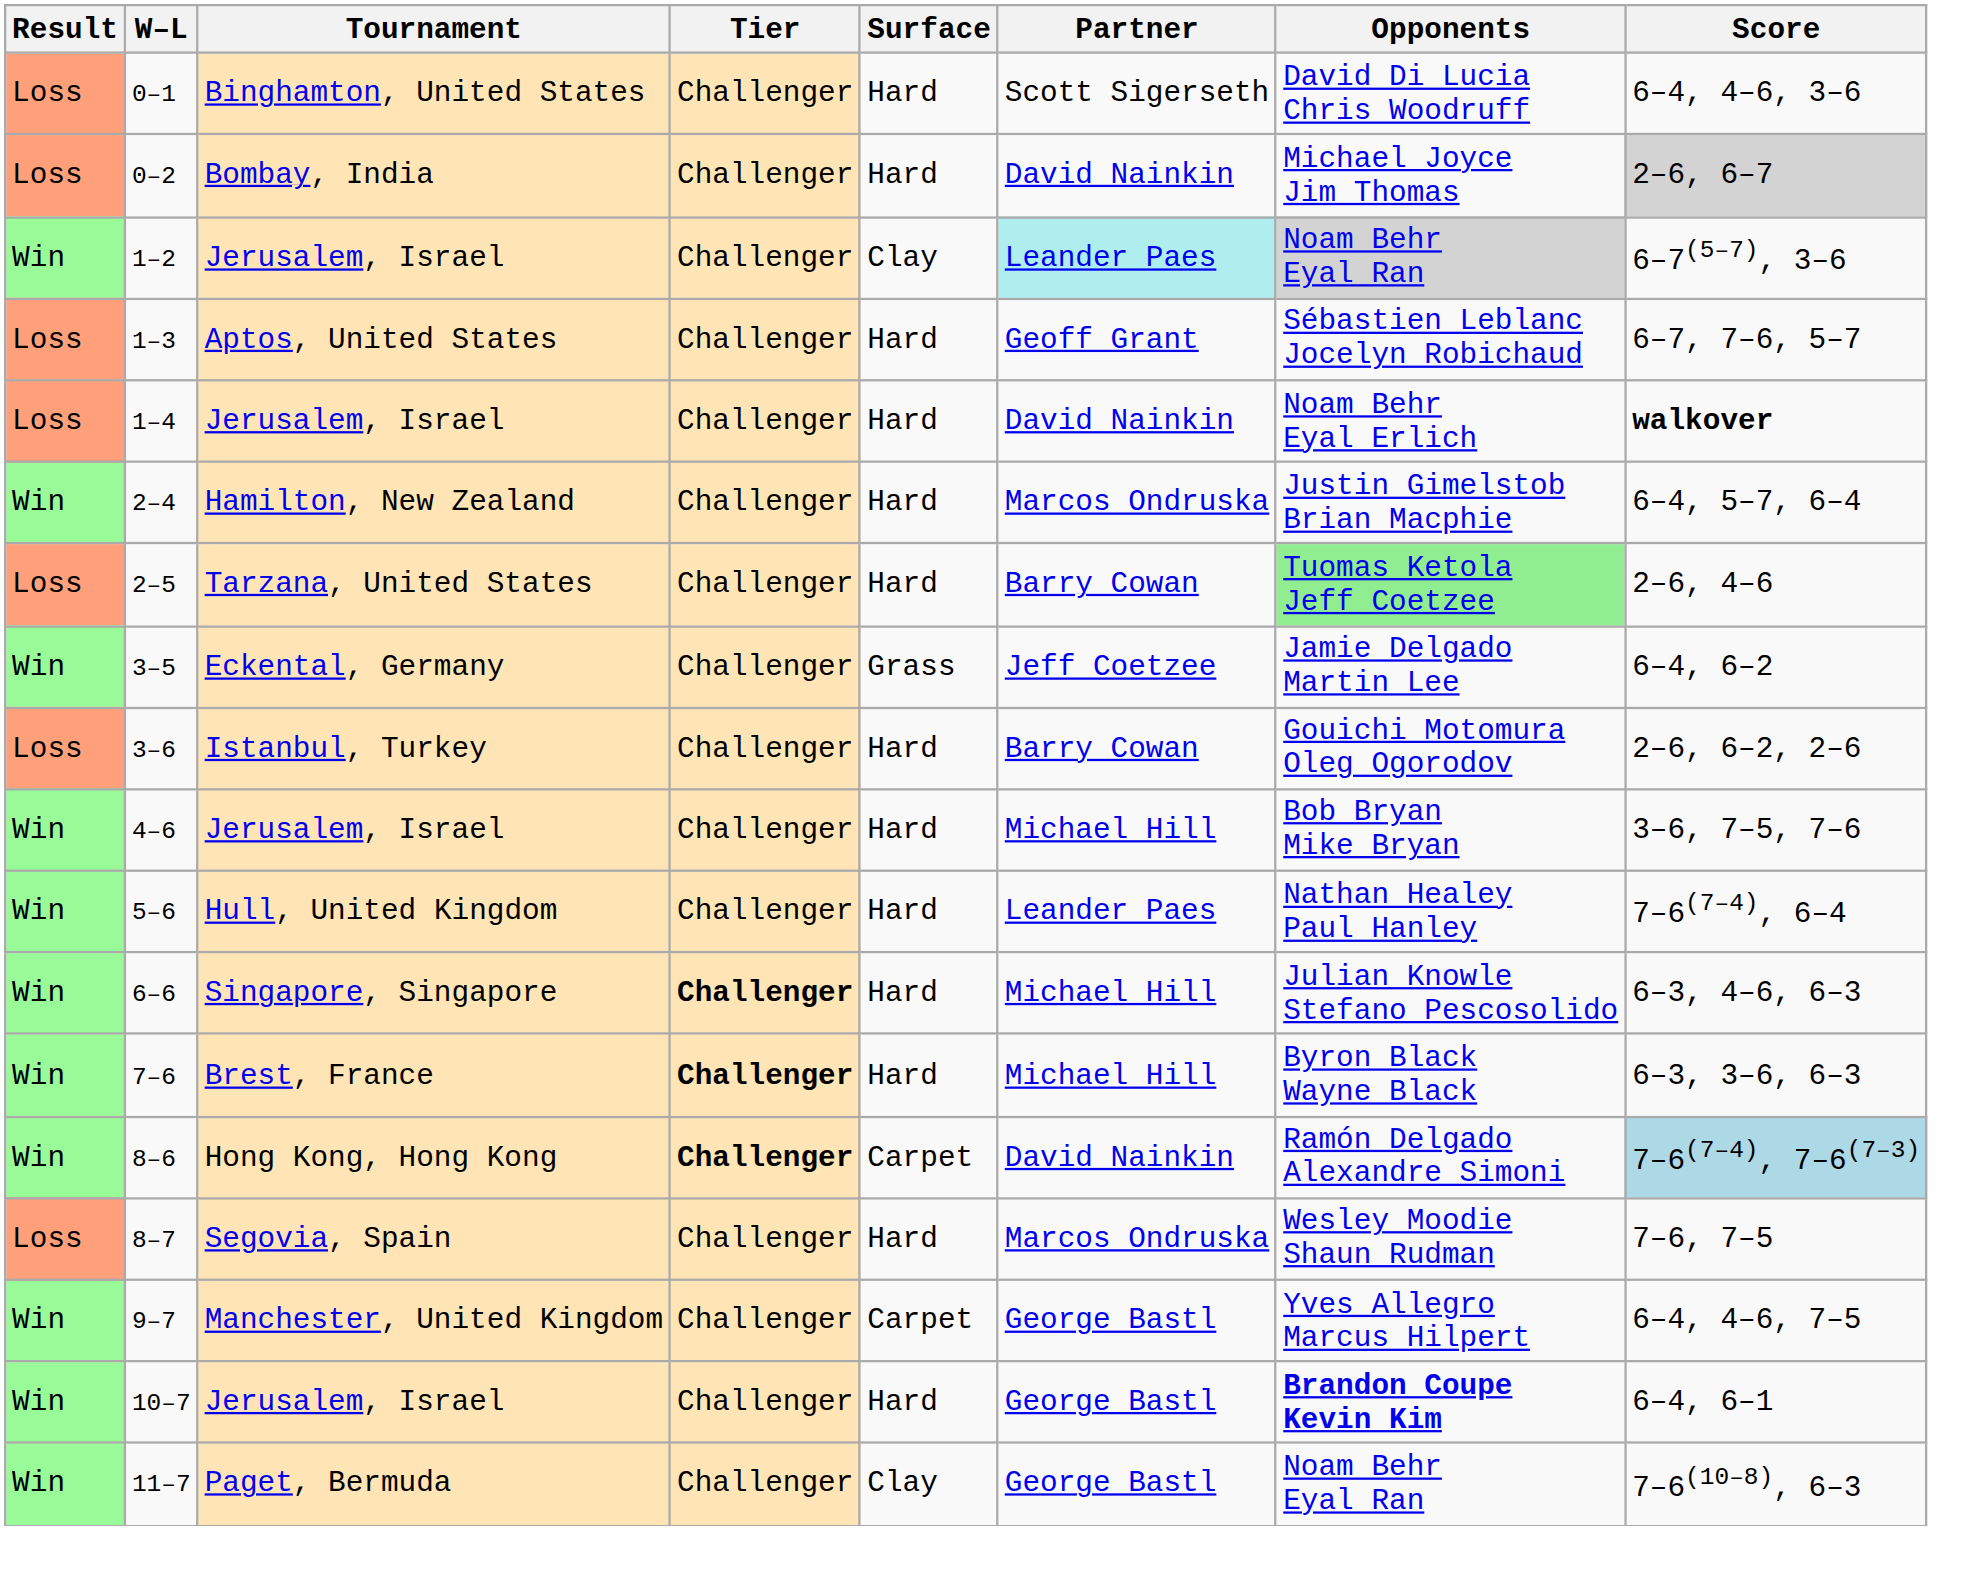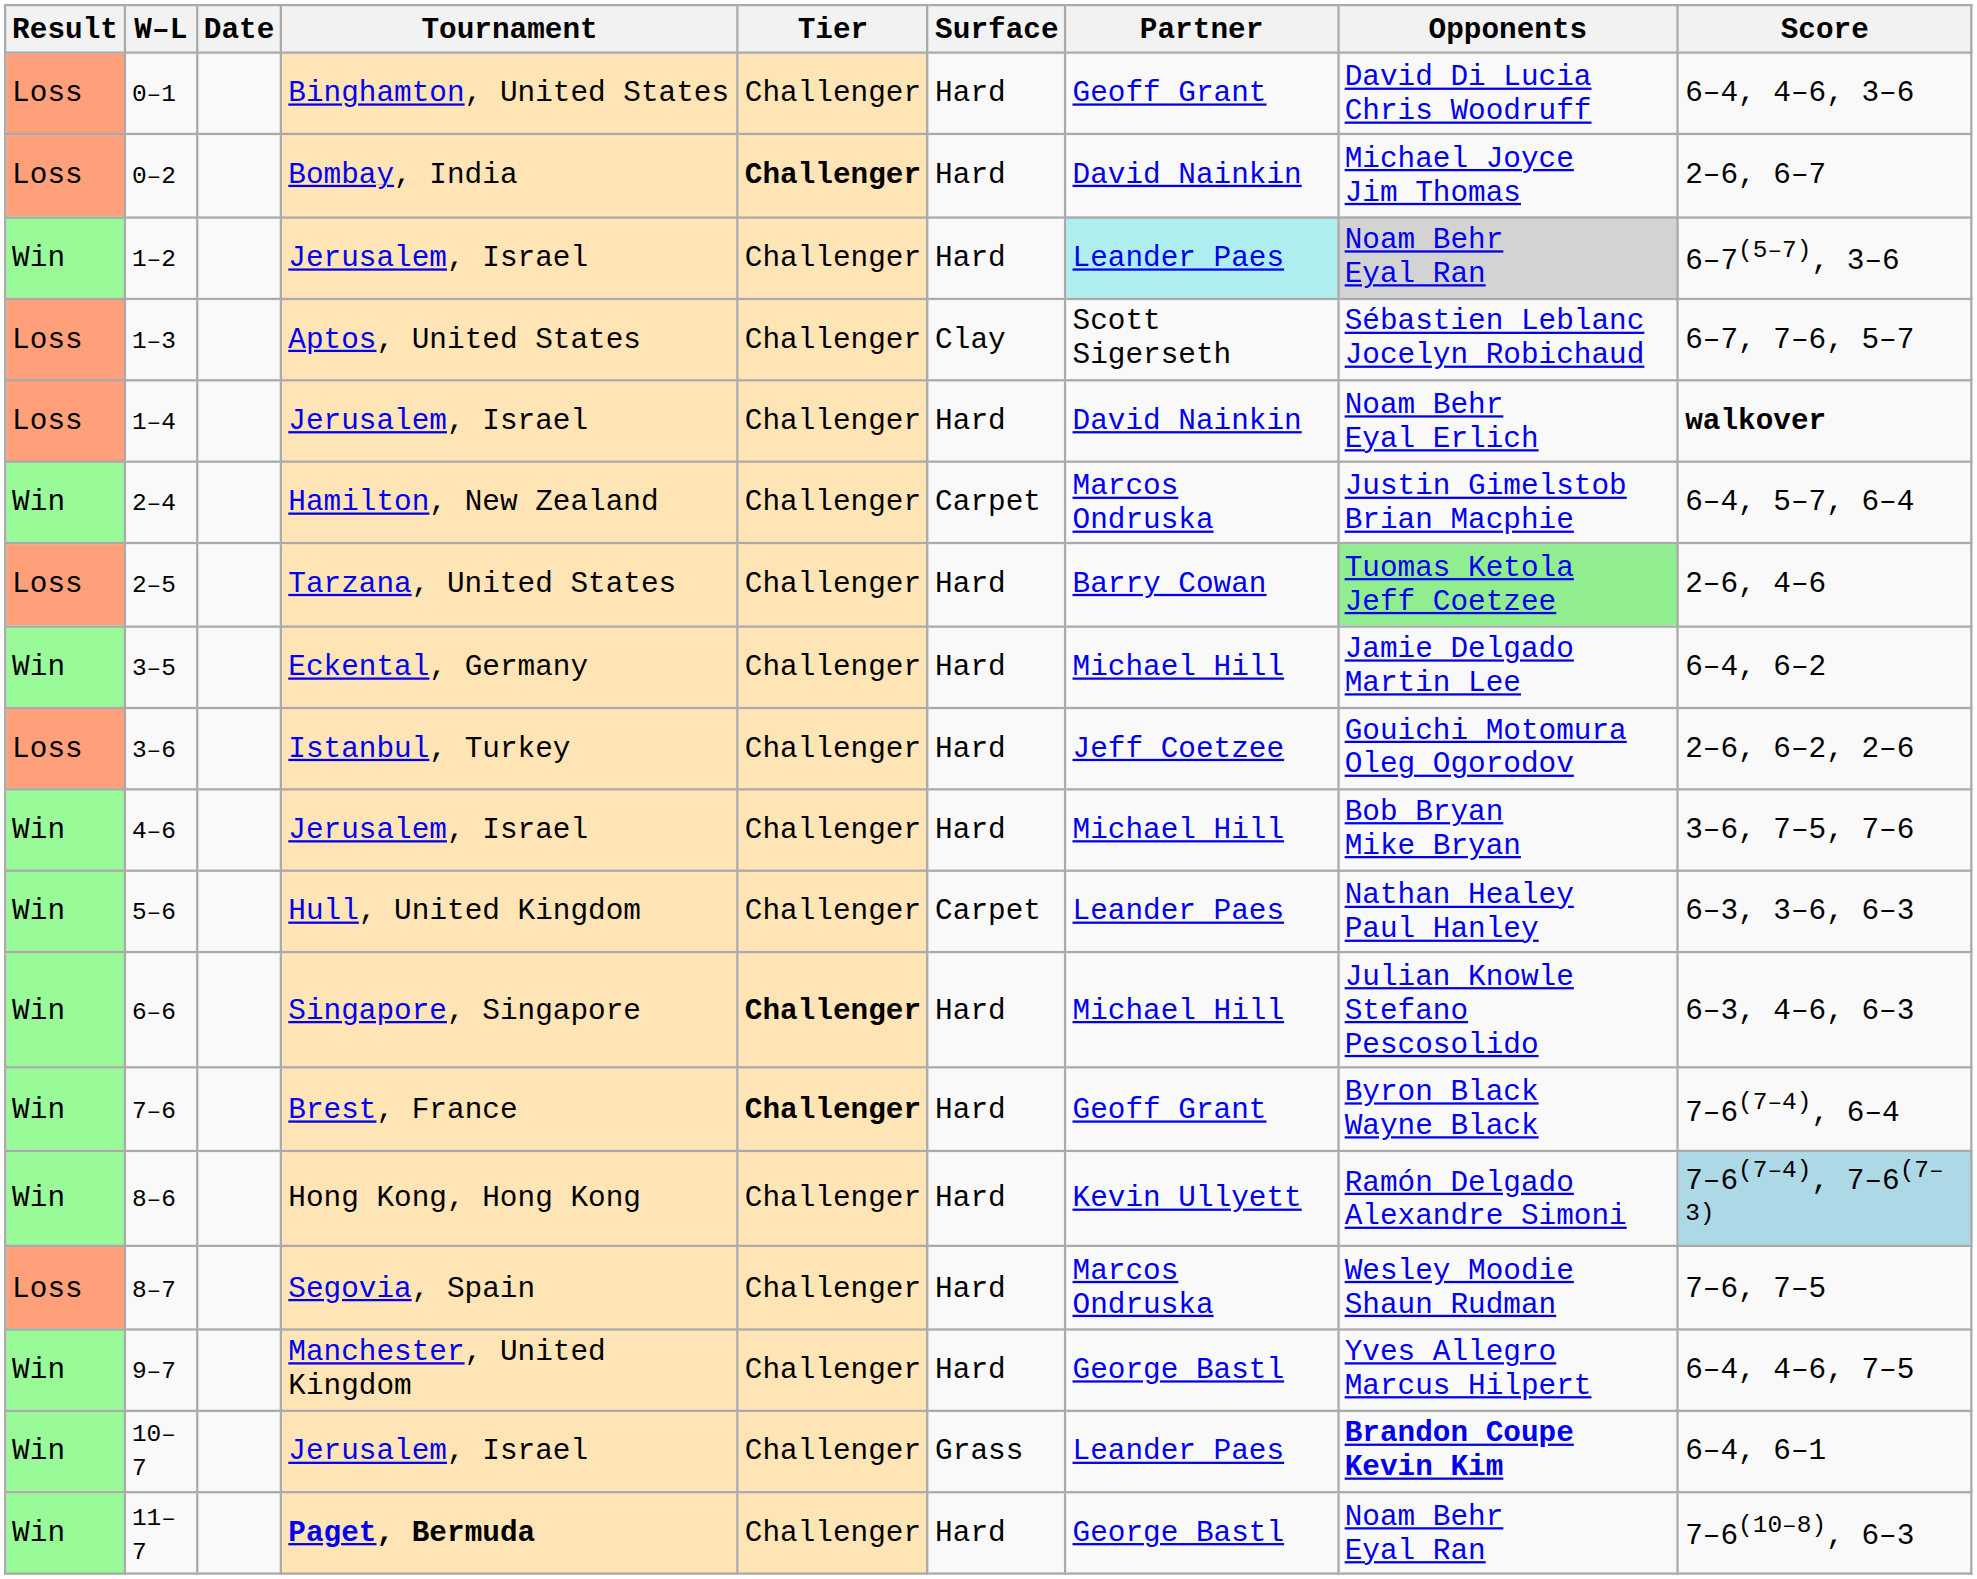+ column: (239, 29)
(1137, 94) Scott Sigerseth -> (1170, 94) Geoff Grant
(765, 176) normal -> (833, 176) bold
(1703, 176) lightgrey background -> (1756, 176) no background
(903, 257) Clay -> (970, 257) Hard
(903, 339) Hard -> (970, 339) Clay
(1102, 339) Geoff Grant -> (1152, 339) Scott Sigerseth
(903, 503) Hard -> (988, 503) Carpet
(911, 666) Grass -> (970, 666) Hard
(1111, 666) Jeff Coetzee -> (1178, 666) Michael Hill
(1102, 748) Barry Cowan -> (1178, 748) Jeff Coetzee
(903, 912) Hard -> (988, 912) Carpet
(1739, 912) 7–6(7–4), 6–4 -> (1800, 912) 6–3, 3–6, 6–3
(1111, 1075) Michael Hill -> (1170, 1109) Geoff Grant
(1747, 1075) 6–3, 3–6, 6–3 -> (1792, 1109) 7–6(7–4), 6–4
(765, 1157) bold -> (833, 1199) normal
(920, 1157) Carpet -> (970, 1199) Hard
(1119, 1157) David Nainkin -> (1187, 1199) Kevin Ullyett
(920, 1321) Carpet -> (970, 1370) Hard
(903, 1402) Hard -> (979, 1451) Grass
(1111, 1402) George Bastl -> (1178, 1451) Leander Paes
(328, 1484) normal -> (412, 1533) bold
(903, 1484) Clay -> (970, 1533) Hard
